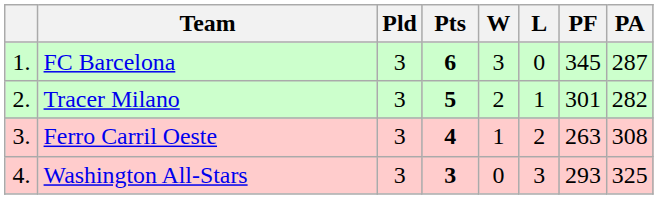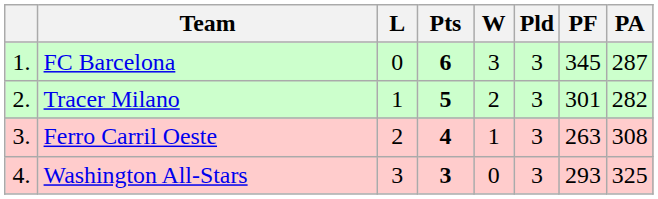columns swapped: (400, 23) <-> (539, 23)
